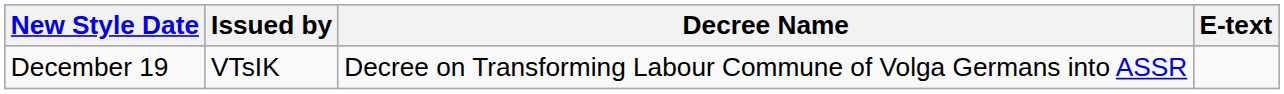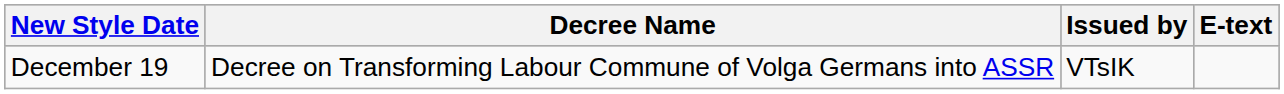columns swapped: (766, 25) <-> (272, 25)
